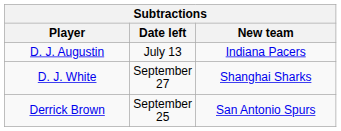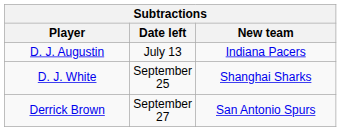(163, 77) September 27 -> (163, 77) September 25
(163, 110) September 25 -> (163, 110) September 27
